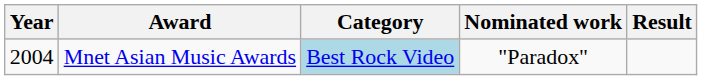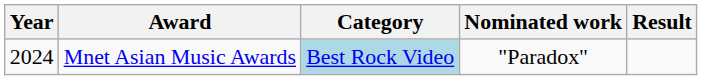(32, 56) 2004 -> (32, 56) 2024
